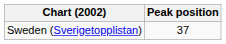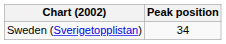(183, 30) 37 -> (183, 30) 34
